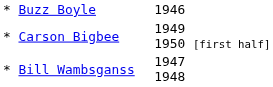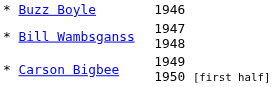rows swapped: (77, 69) <-> (61, 36)
